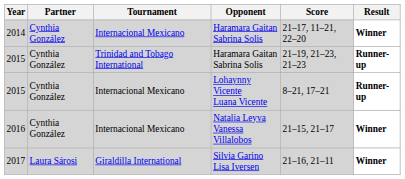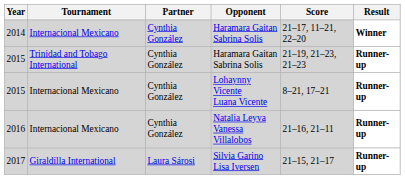columns swapped: (152, 12) <-> (60, 12)
(308, 129) 21–15, 21–17 -> (308, 129) 21–16, 21–11
(371, 129) Winner -> (373, 129) Runner-up
(308, 161) 21–16, 21–11 -> (308, 161) 21–15, 21–17
(371, 161) Winner -> (373, 161) Runner-up
